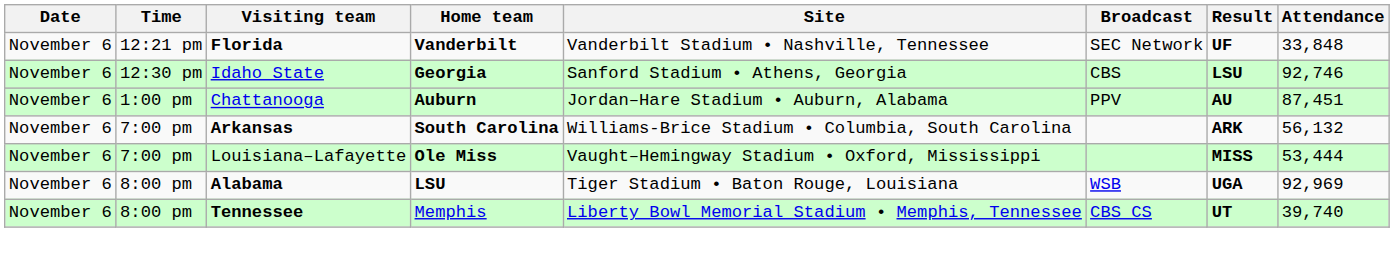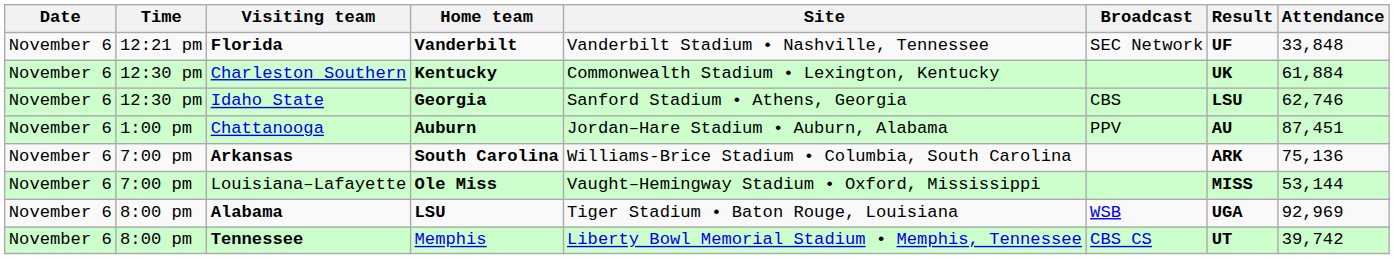+ row: (308, 74)
(1313, 74) 92,746 -> (1313, 102) 62,746
(1313, 130) 56,132 -> (1313, 157) 75,136
(1313, 157) 53,444 -> (1313, 185) 53,144
(1313, 213) 39,740 -> (1313, 241) 39,742
